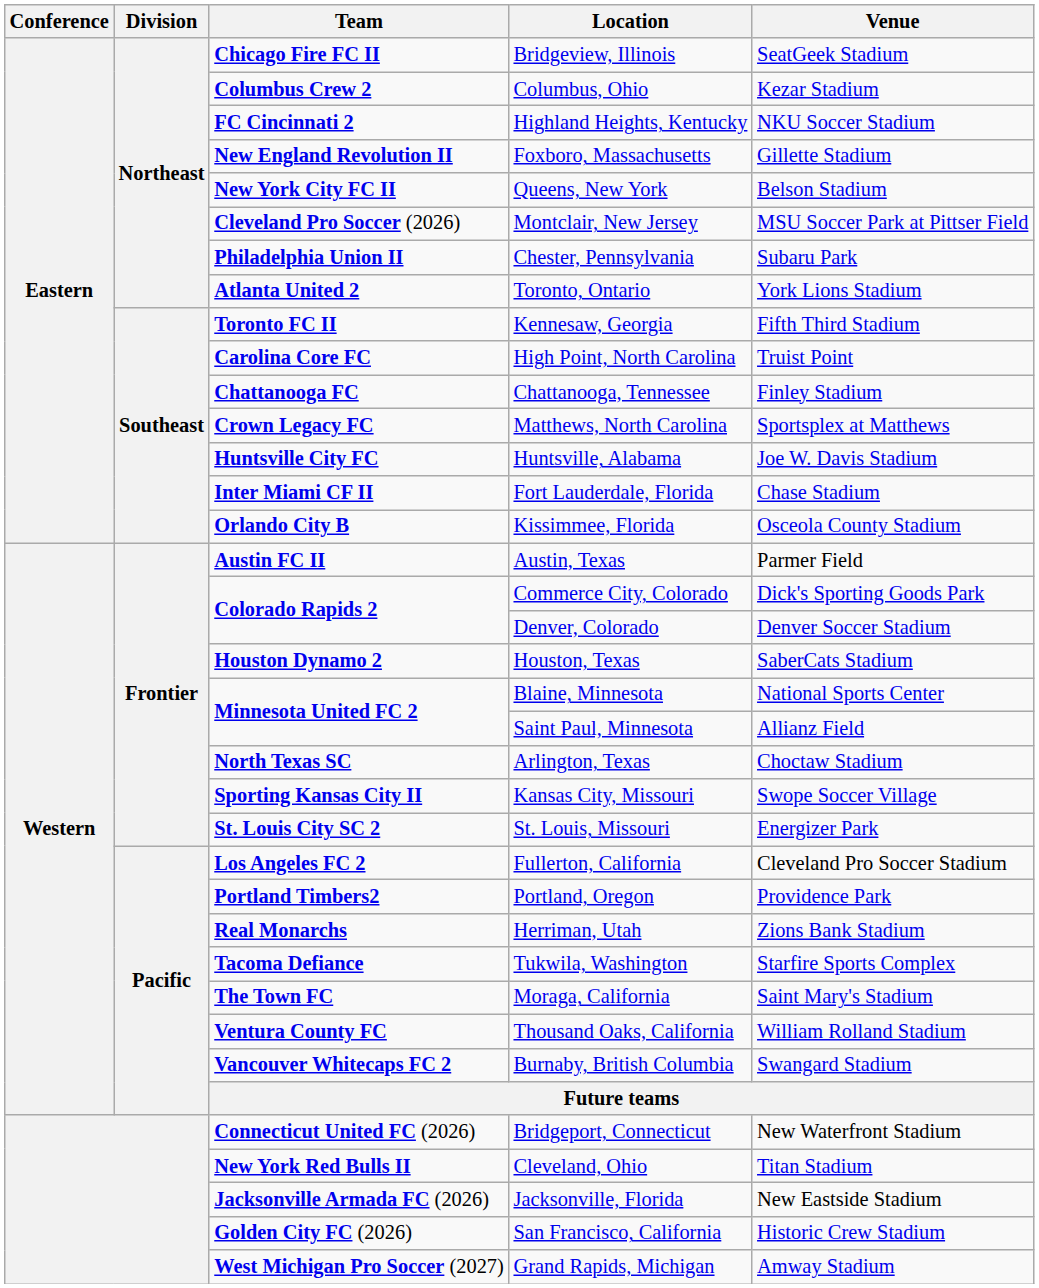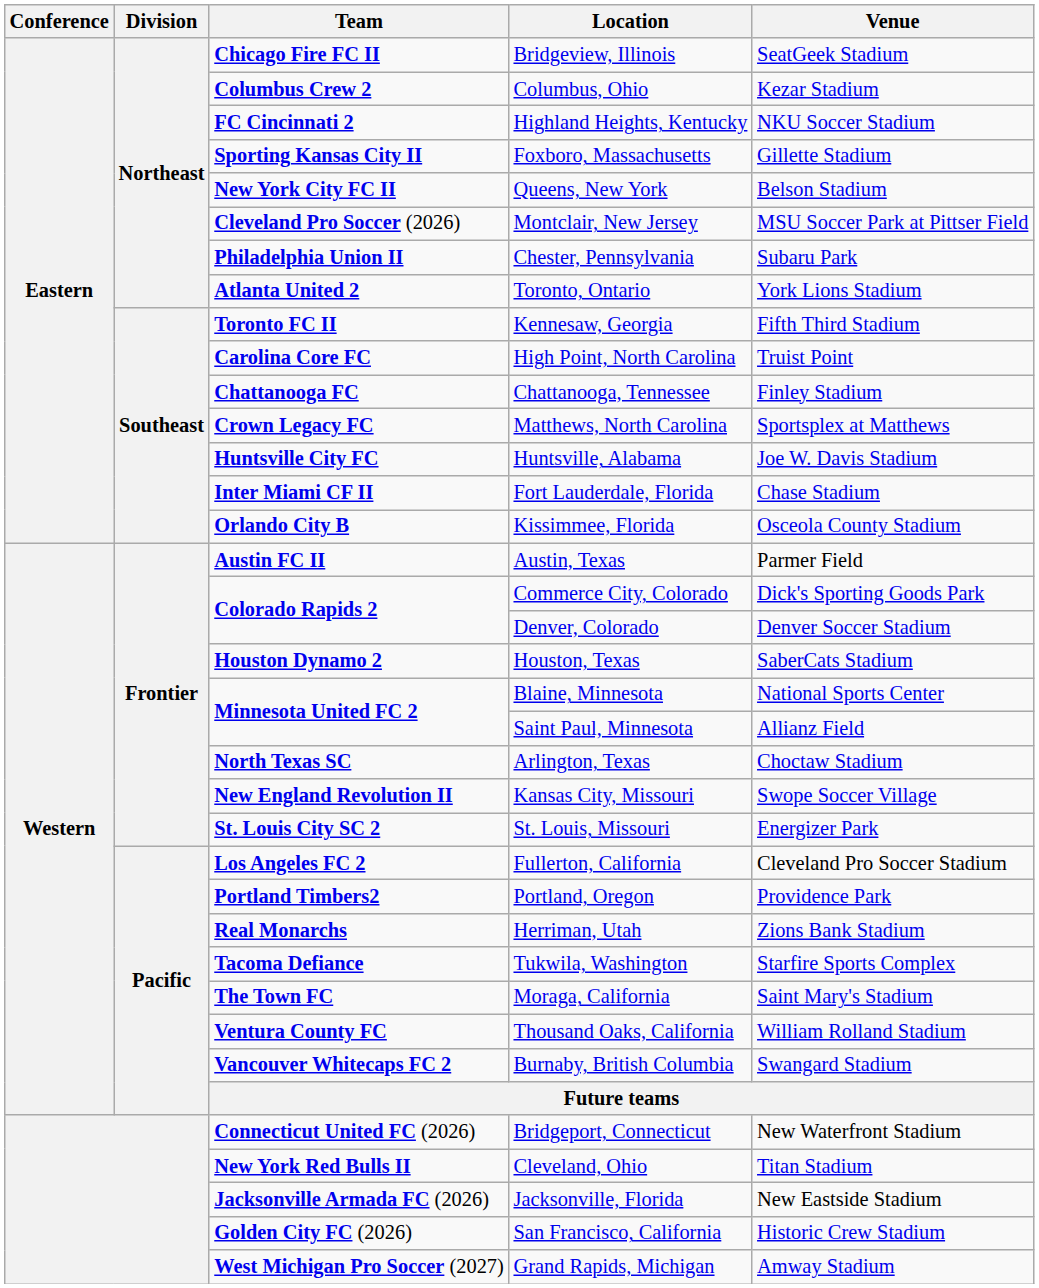(334, 155) New England Revolution II -> (318, 155) Sporting Kansas City II
(318, 795) Sporting Kansas City II -> (334, 795) New England Revolution II
